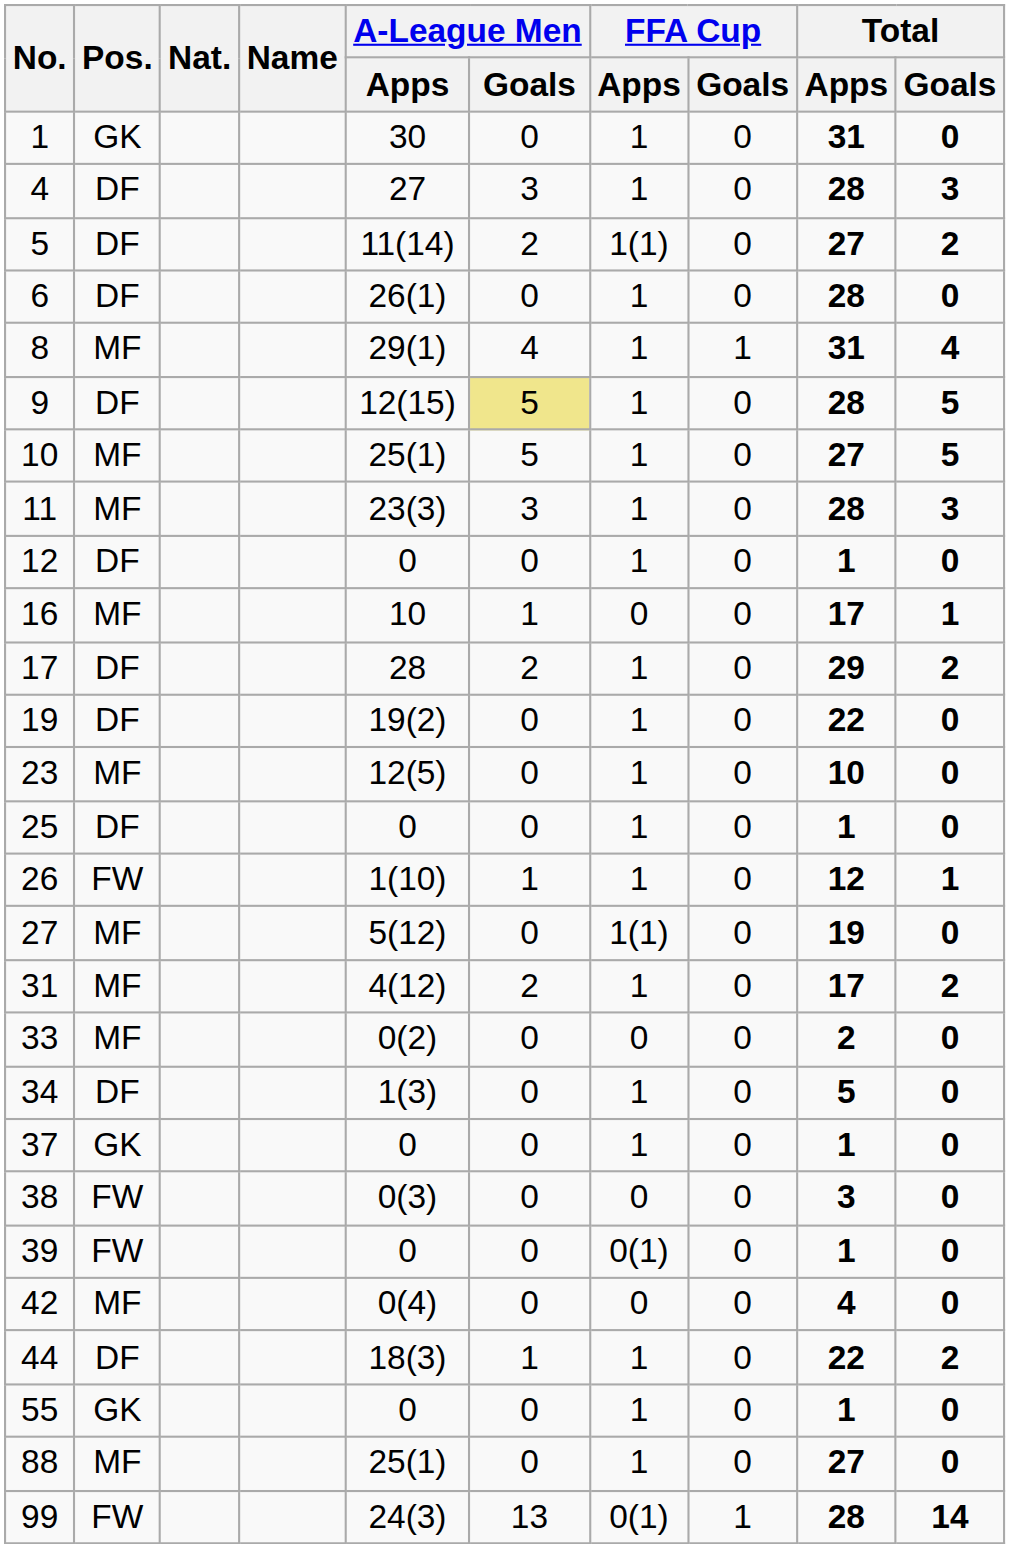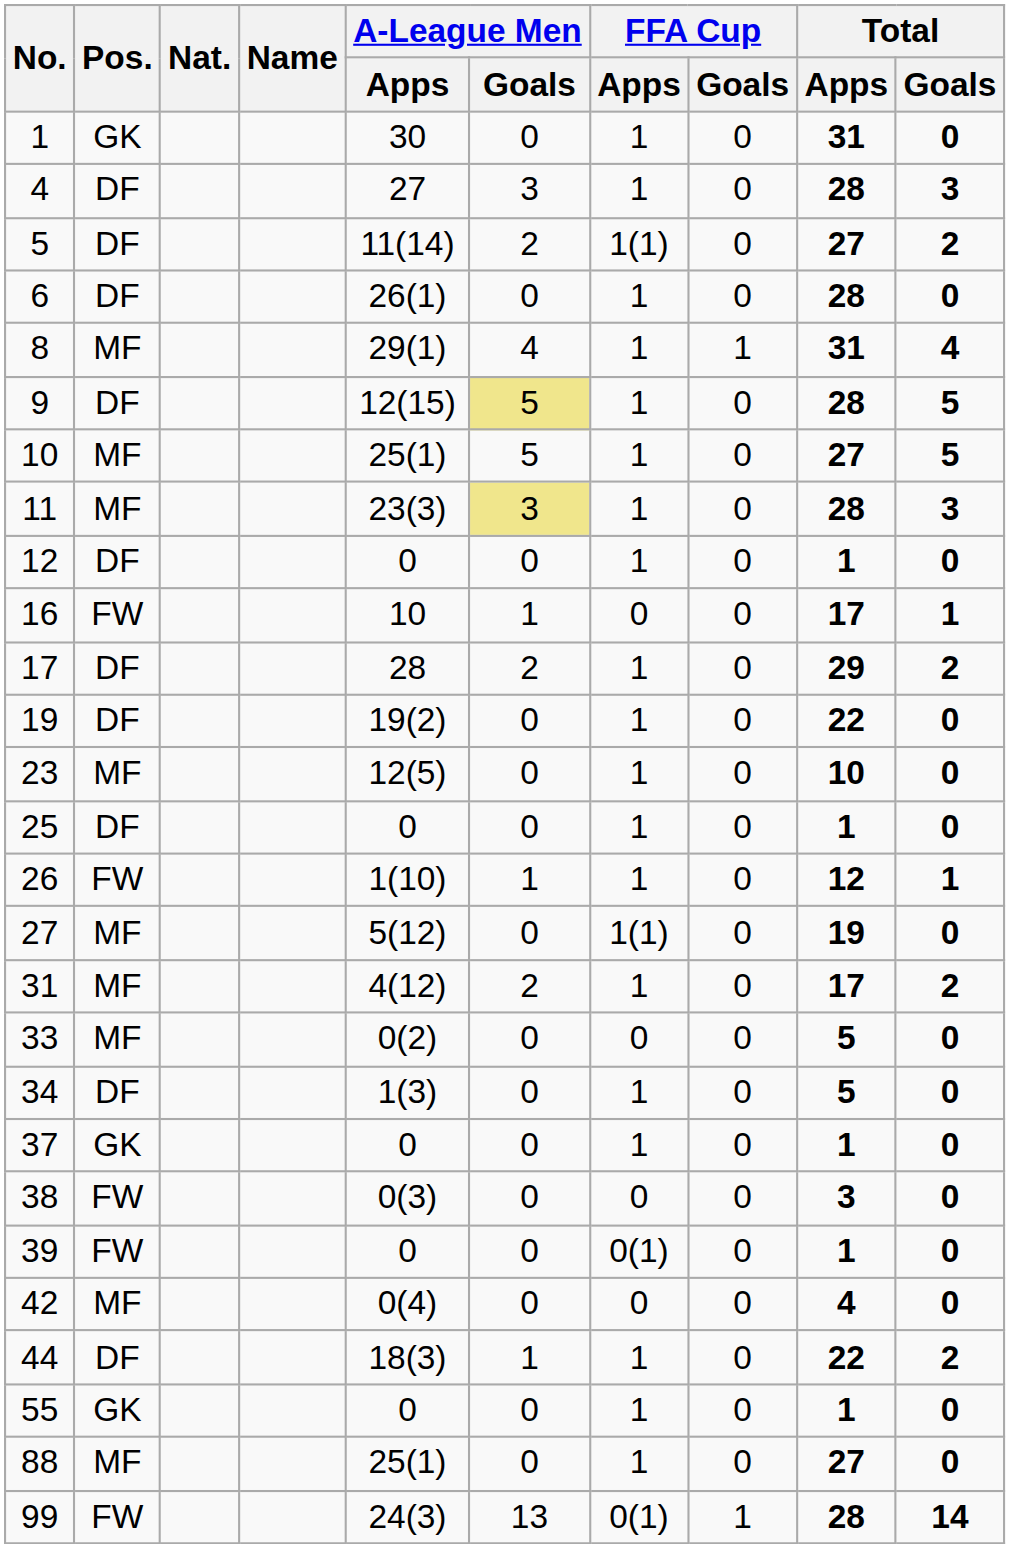(529, 508) no background -> (529, 508) khaki background
(117, 614) MF -> (117, 614) FW
(846, 1038) 2 -> (846, 1038) 5
